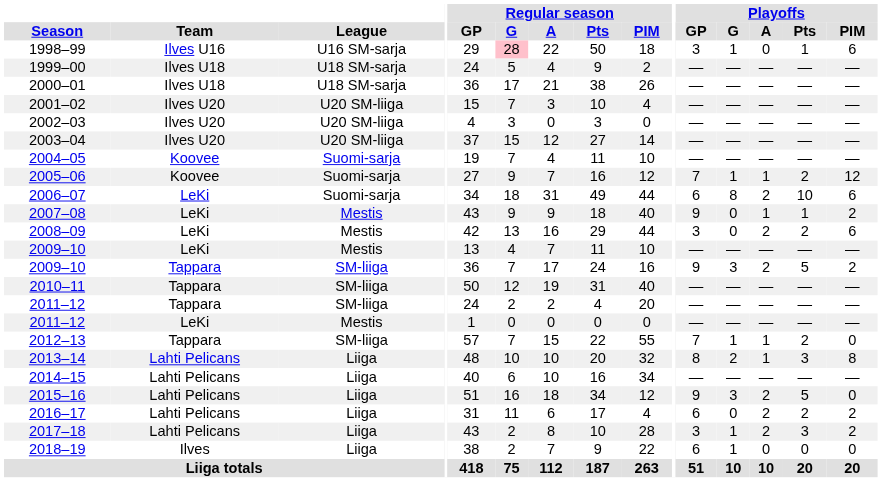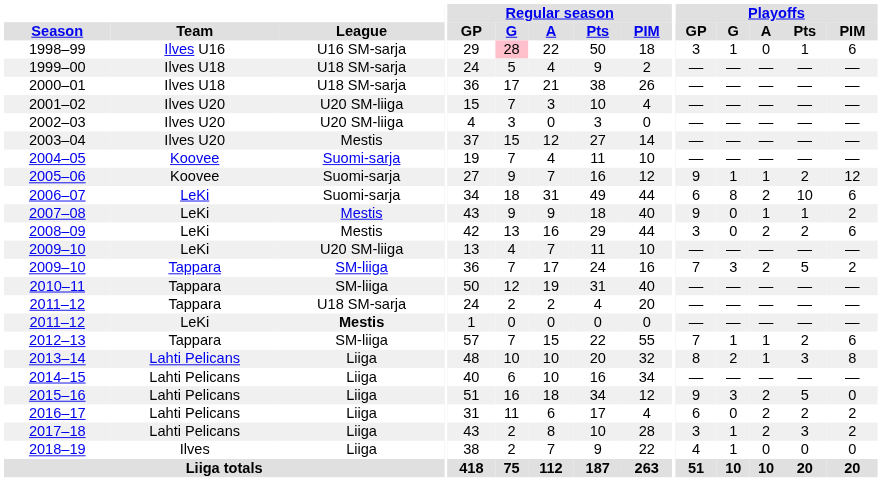(362, 140) U20 SM-liiga -> (362, 140) Mestis
(696, 176) 7 -> (696, 176) 9
(362, 249) Mestis -> (362, 249) U20 SM-liiga
(696, 267) 9 -> (696, 267) 7
(362, 304) SM-liiga -> (362, 304) U18 SM-sarja
(362, 322) normal -> (362, 322) bold
(852, 340) 0 -> (852, 340) 6
(696, 449) 6 -> (696, 449) 4
